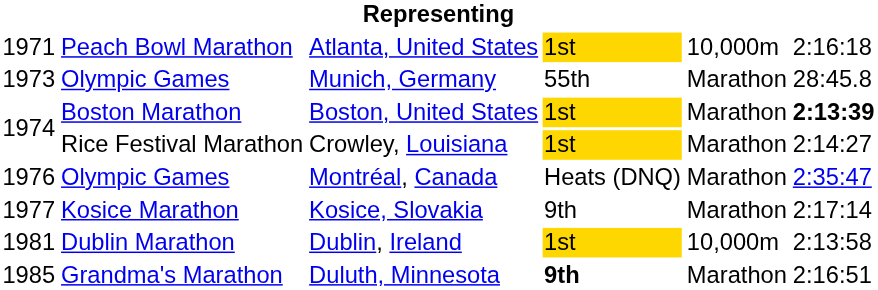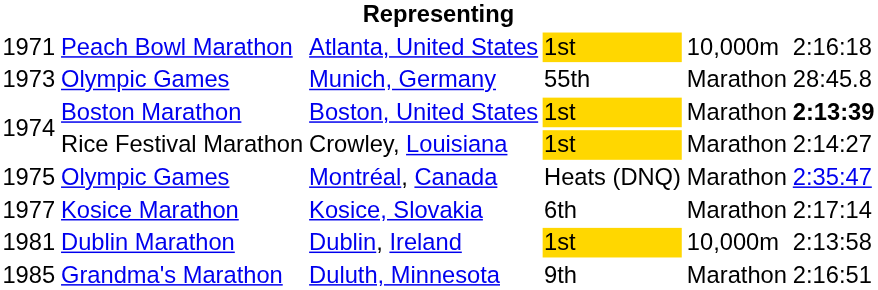(29, 177) 1976 -> (29, 177) 1975
(561, 209) 9th -> (561, 209) 6th
(562, 275) bold -> (561, 275) normal
